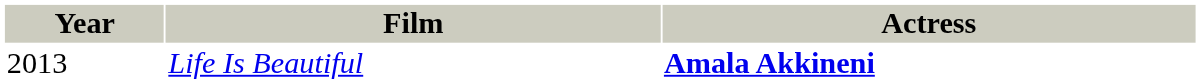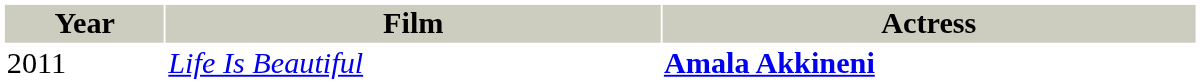(37, 63) 2013 -> (36, 63) 2011
